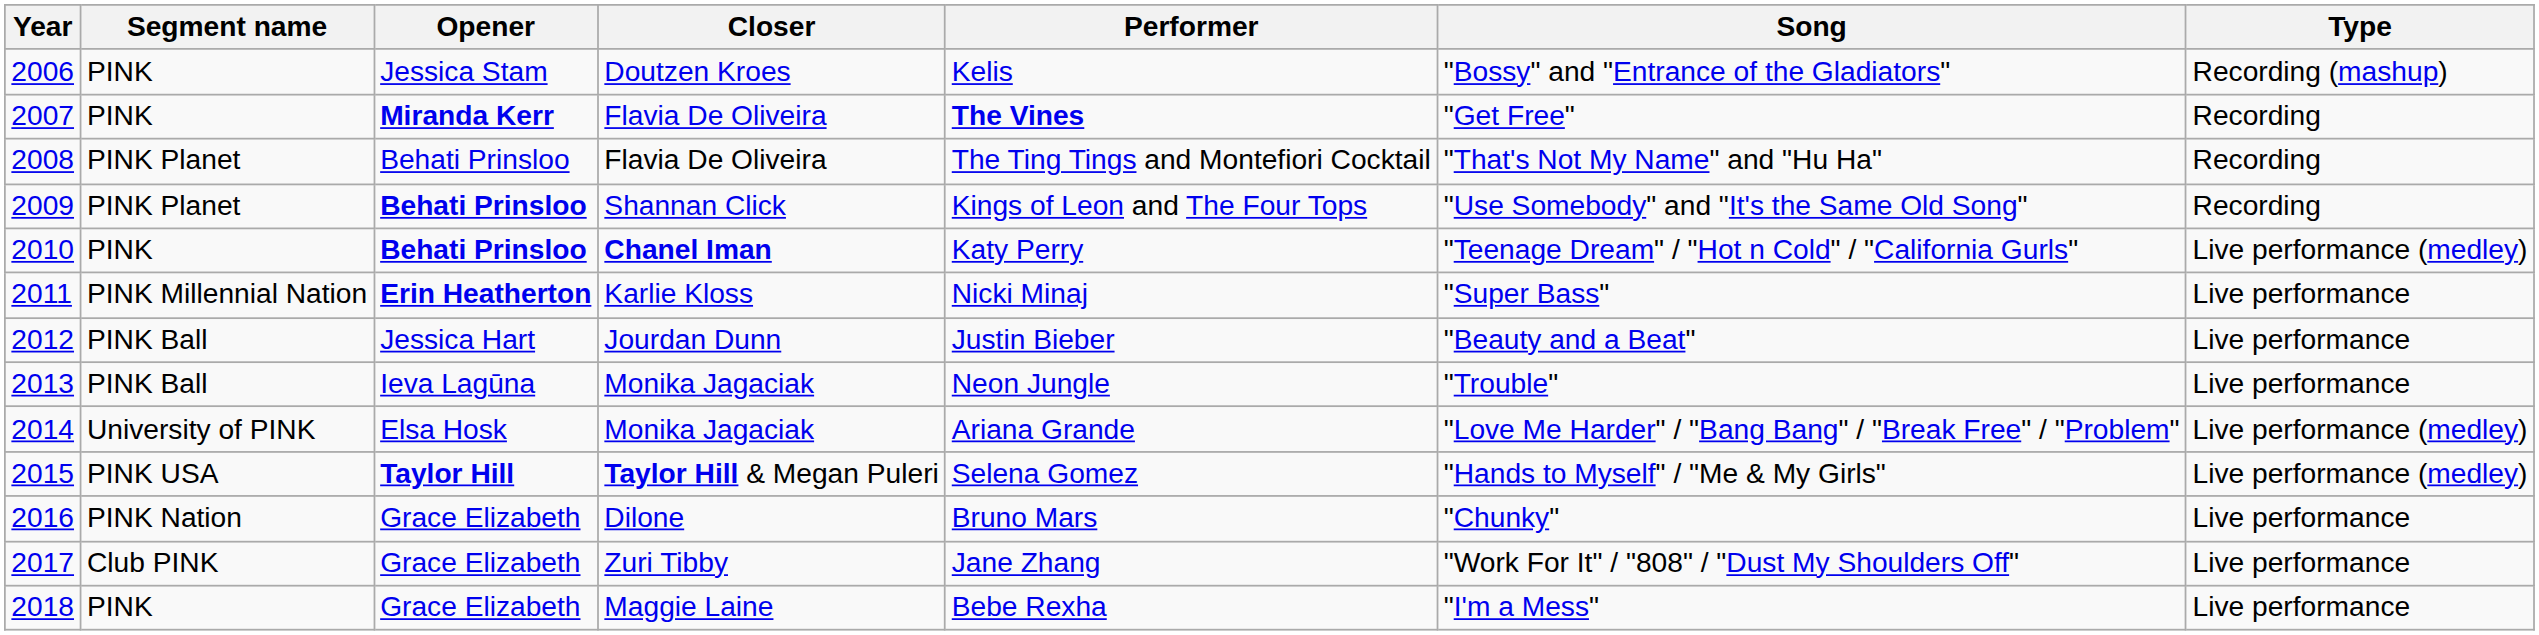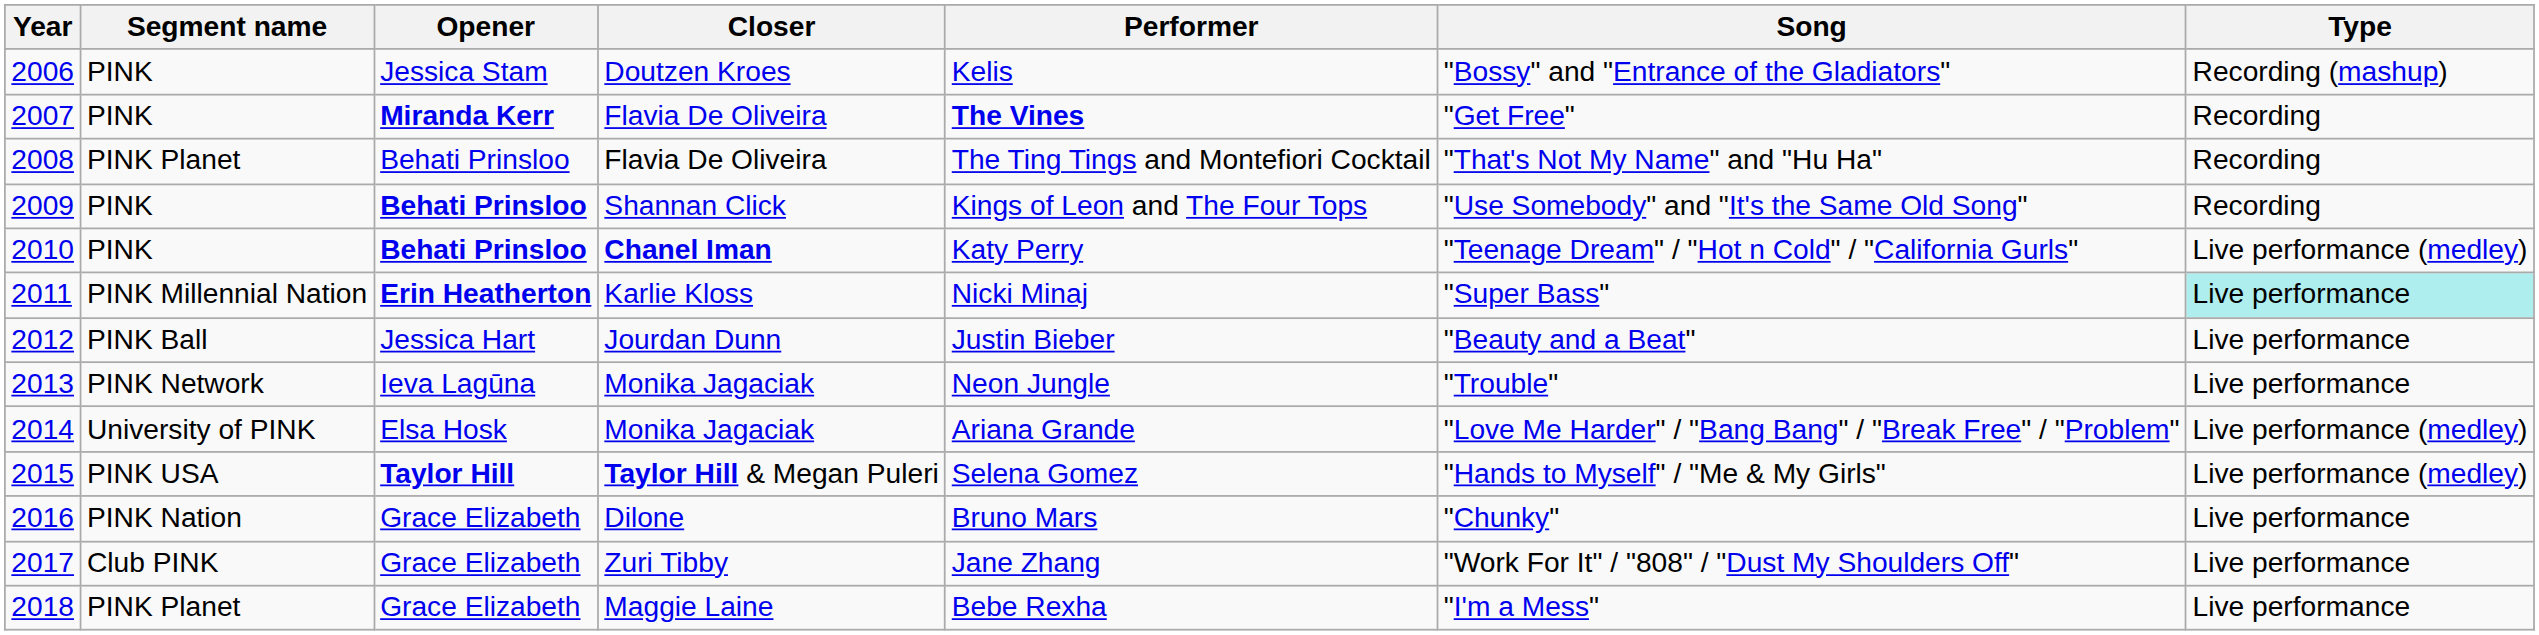(164, 205) PINK Planet -> (120, 205) PINK
(2301, 294) no background -> (2301, 294) paleturquoise background
(147, 384) PINK Ball -> (175, 384) PINK Network
(120, 607) PINK -> (164, 607) PINK Planet
